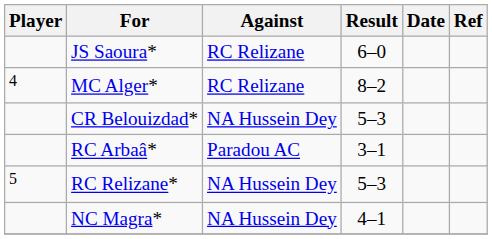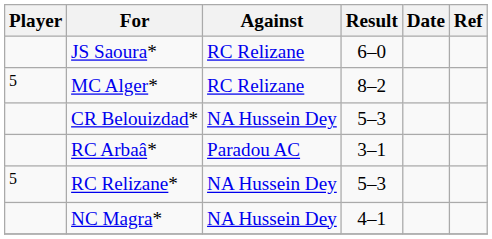(13, 81) 4 -> (13, 81) 5
